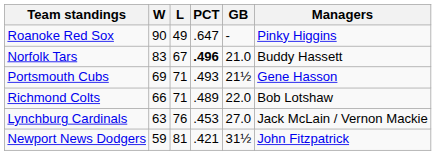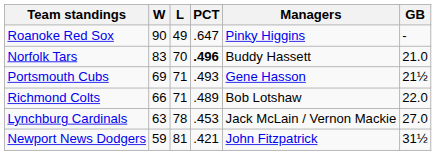columns swapped: (238, 14) <-> (342, 14)
(180, 56) 67 -> (180, 56) 70
(180, 118) 76 -> (180, 118) 78
